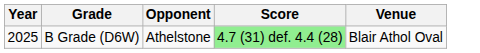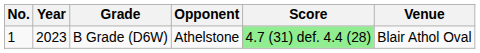+ column: (19, 15)
(23, 37) 2025 -> (51, 37) 2023
